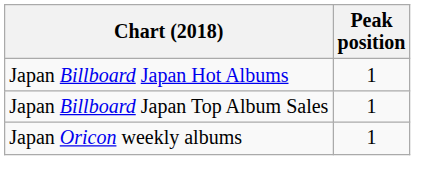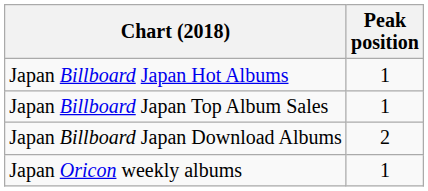+ row: (176, 138)
